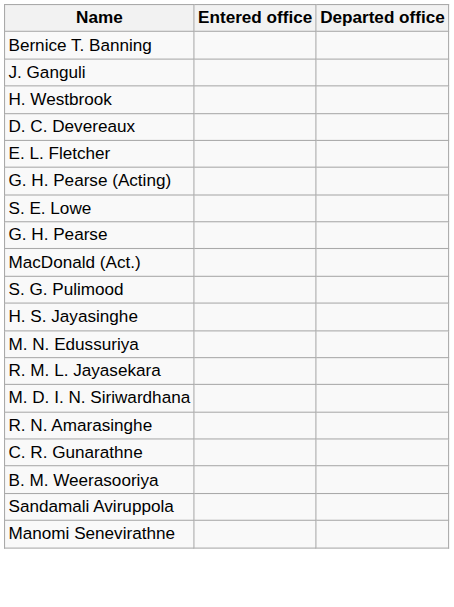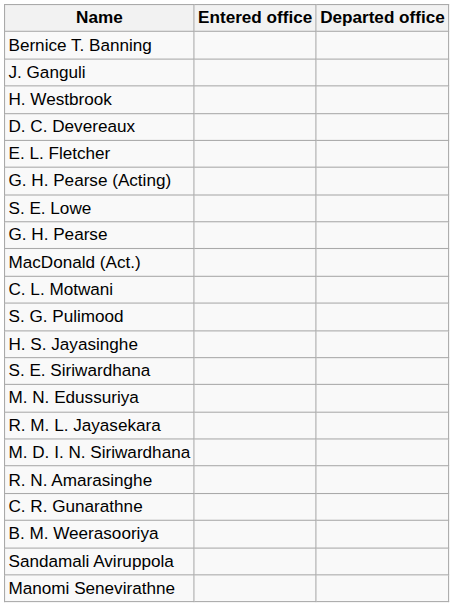+ row: (61, 289)
+ row: (79, 371)
